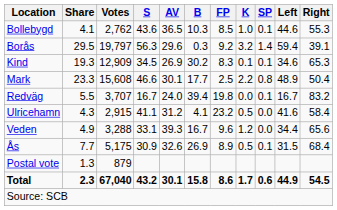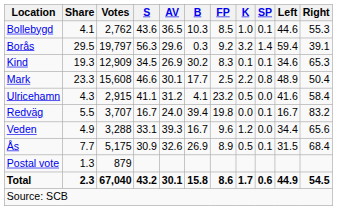rows swapped: (25, 96) <-> (33, 113)
